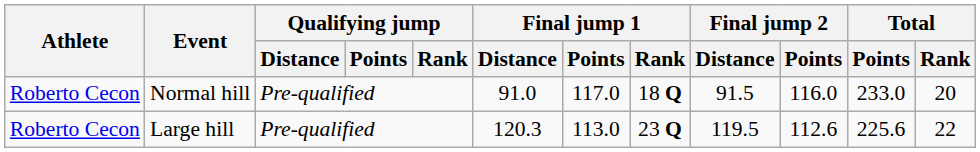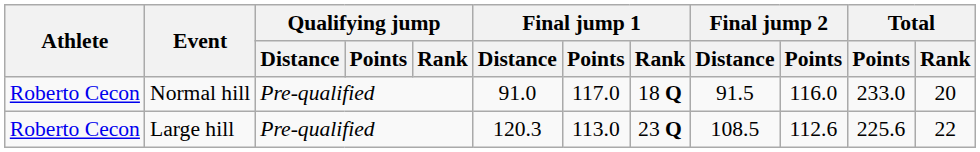(735, 129) 119.5 -> (735, 129) 108.5
